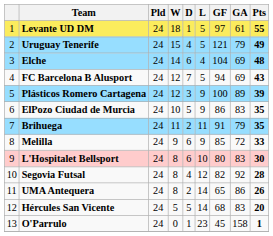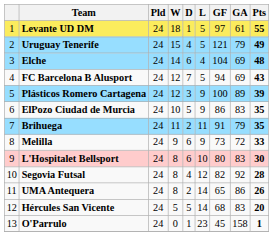(220, 142) 85 -> (220, 142) 73
